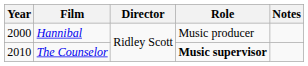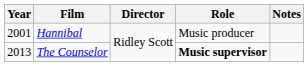(19, 33) 2000 -> (19, 33) 2001
(19, 52) 2010 -> (19, 52) 2013
